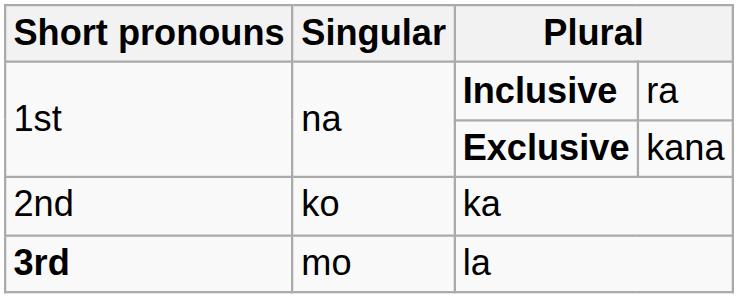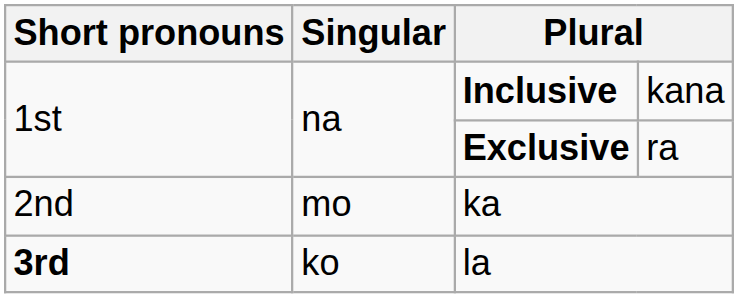(662, 90) ra -> (685, 90) kana
(685, 147) kana -> (662, 147) ra
(320, 205) ko -> (326, 205) mo
(326, 262) mo -> (320, 262) ko
